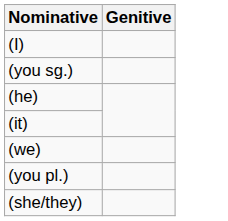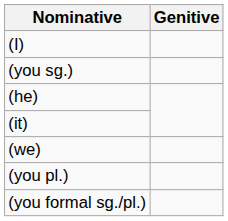+ row: (77, 202)
- row: (45, 202)
